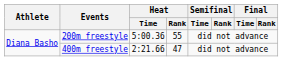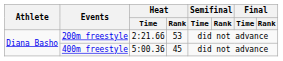(148, 36) 5:00.36 -> (148, 36) 2:21.66
(177, 36) 55 -> (177, 36) 53
(148, 49) 2:21.66 -> (148, 49) 5:00.36
(177, 49) 47 -> (177, 49) 45
